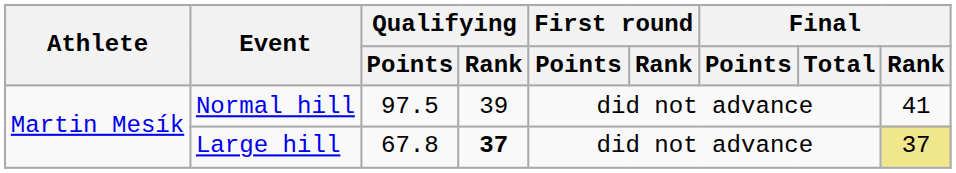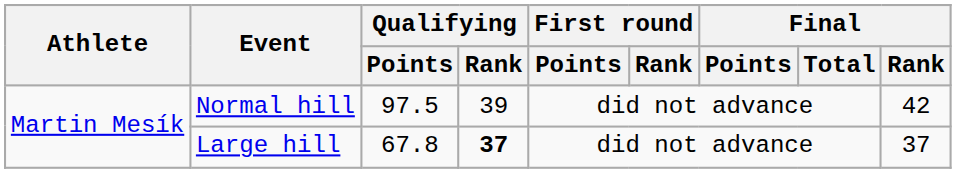(916, 106) 41 -> (916, 106) 42
(916, 146) khaki background -> (916, 146) no background
